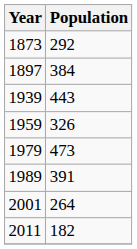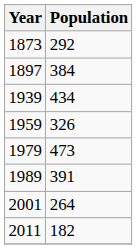(62, 97) 443 -> (62, 97) 434
